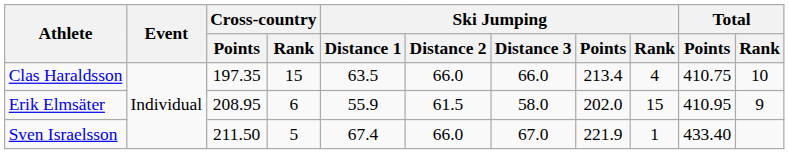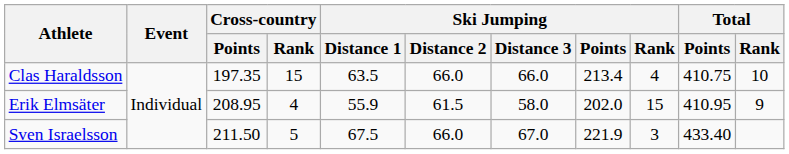(294, 105) 6 -> (294, 105) 4
(363, 134) 67.4 -> (363, 134) 67.5
(655, 134) 1 -> (655, 134) 3
